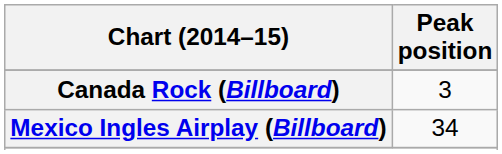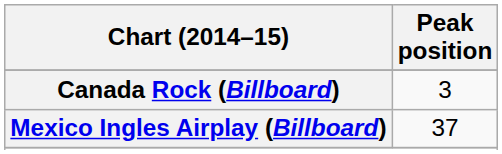(445, 128) 34 -> (445, 128) 37
